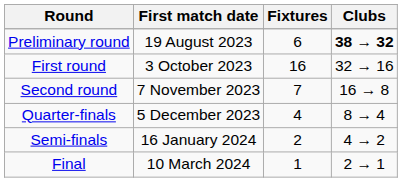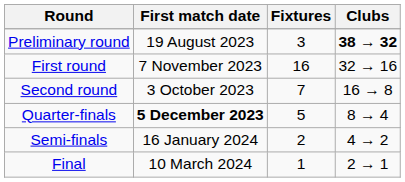(298, 41) 6 -> (301, 41) 3
(199, 66) 3 October 2023 -> (200, 66) 7 November 2023
(199, 90) 7 November 2023 -> (200, 90) 3 October 2023
(199, 115) normal -> (200, 115) bold
(298, 115) 4 -> (301, 115) 5
